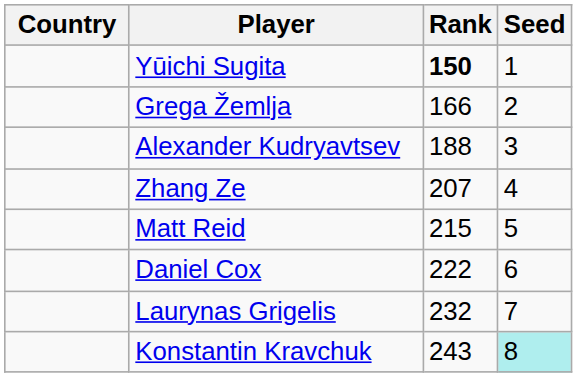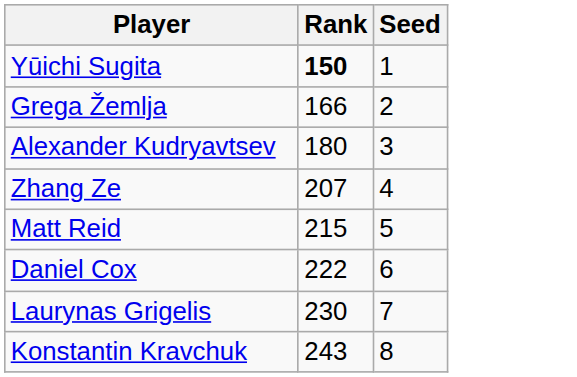- column: (67, 24)
(450, 147) 188 -> (326, 147) 180
(450, 310) 232 -> (326, 310) 230
(511, 351) paleturquoise background -> (386, 351) no background
